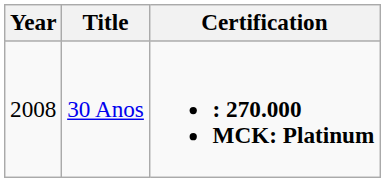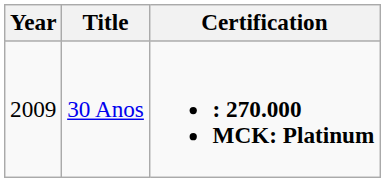(33, 108) 2008 -> (33, 108) 2009
